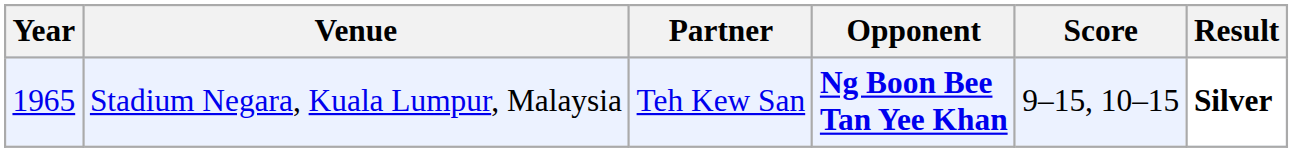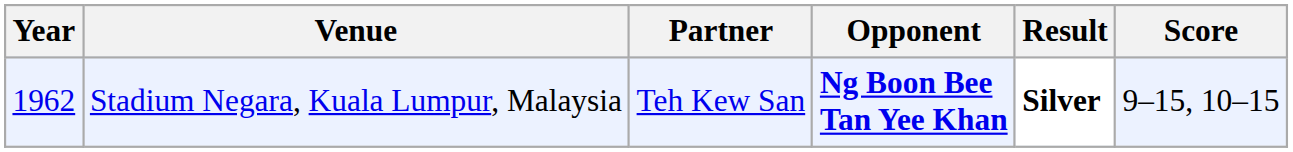columns swapped: (1101, 30) <-> (1237, 30)
(44, 101) 1965 -> (44, 101) 1962
